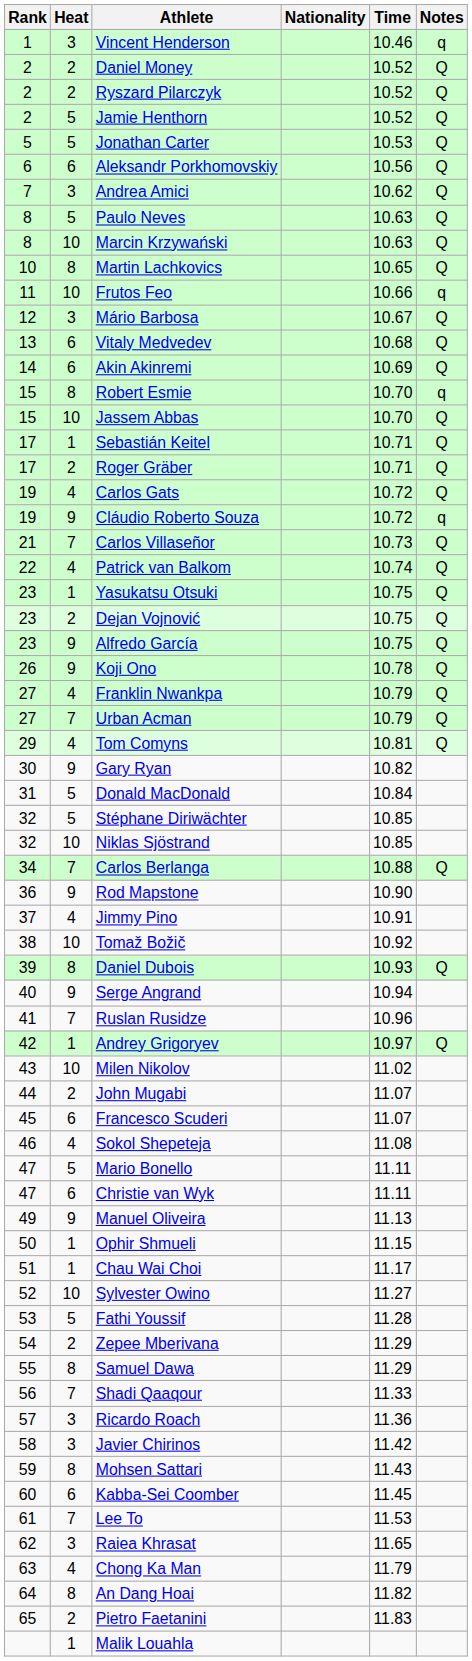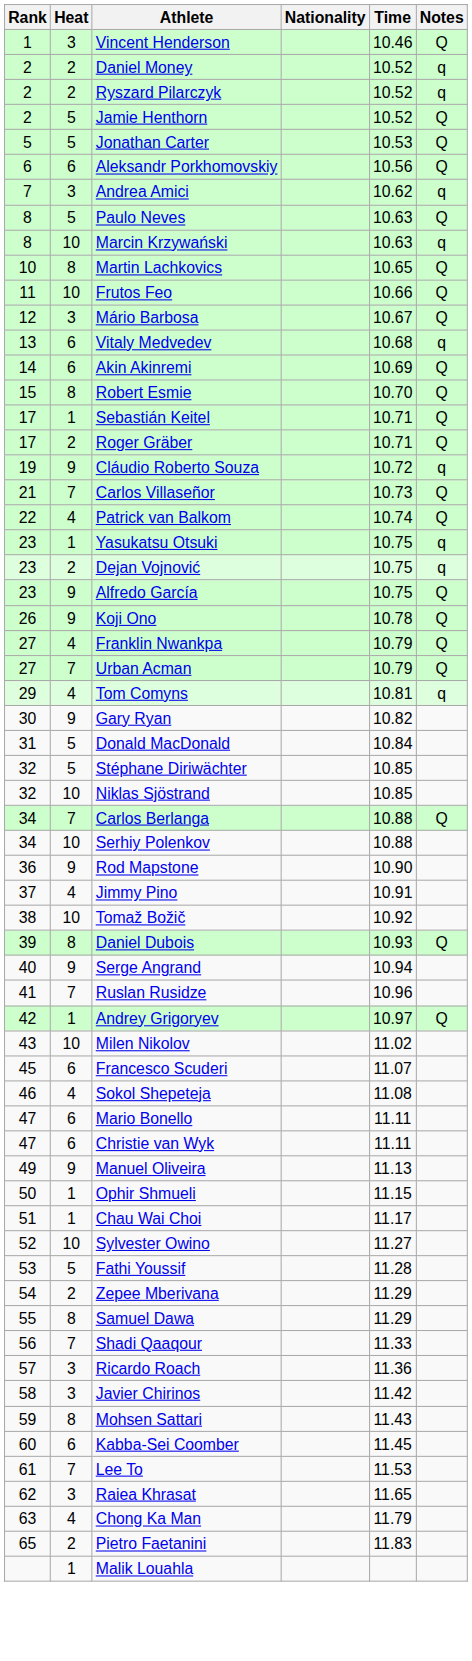(442, 42) q -> (442, 42) Q
(442, 67) Q -> (442, 67) q
(442, 92) Q -> (442, 92) q
(442, 192) Q -> (442, 192) q
(442, 242) Q -> (442, 242) q
(442, 292) q -> (442, 292) Q
(442, 343) Q -> (442, 343) q
(442, 393) q -> (442, 393) Q
- row: (147, 418)
- row: (137, 493)
(442, 593) Q -> (442, 543) q
(442, 618) Q -> (442, 568) q
(442, 743) Q -> (442, 693) q
+ row: (153, 843)
- row: (141, 1093)
(71, 1168) 5 -> (71, 1118) 6
- row: (145, 1594)
